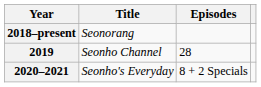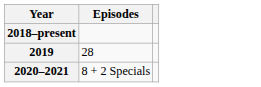- column: (128, 14)
